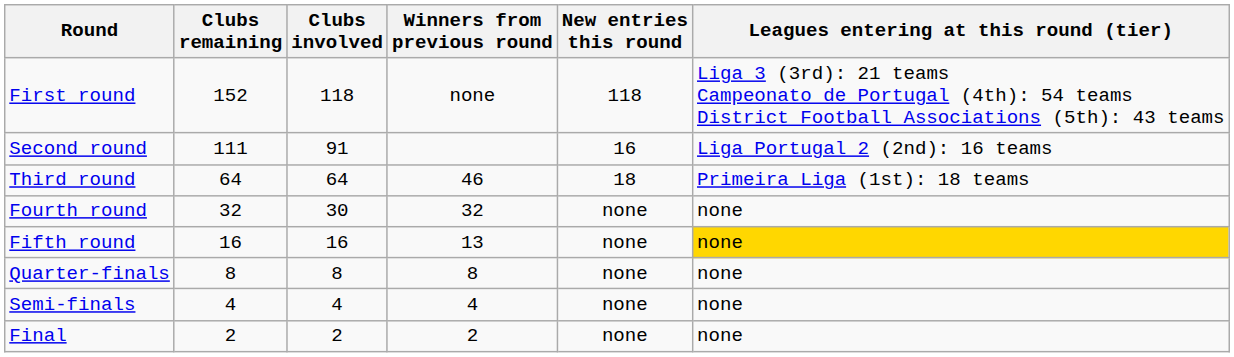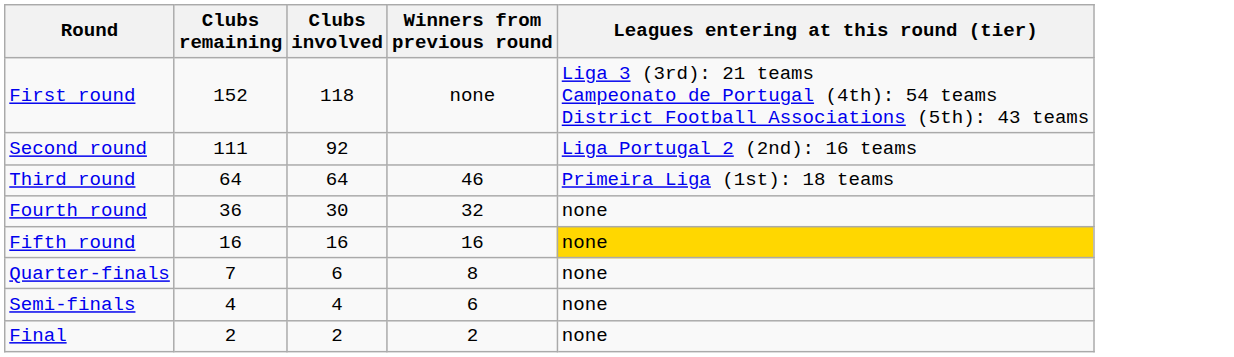- column: (625, 31)
(337, 149) 91 -> (337, 149) 92
(231, 211) 32 -> (231, 211) 36
(472, 242) 13 -> (472, 242) 16
(231, 273) 8 -> (231, 273) 7
(337, 273) 8 -> (337, 273) 6
(472, 304) 4 -> (472, 304) 6
